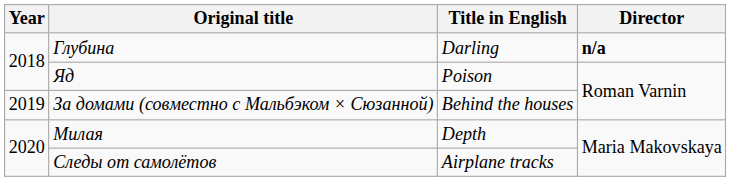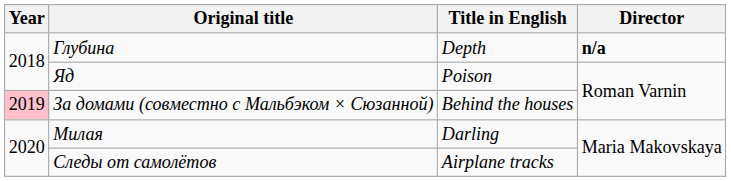(470, 47) Darling -> (464, 47) Depth
(27, 104) no background -> (27, 104) pink background
(464, 133) Depth -> (470, 133) Darling
